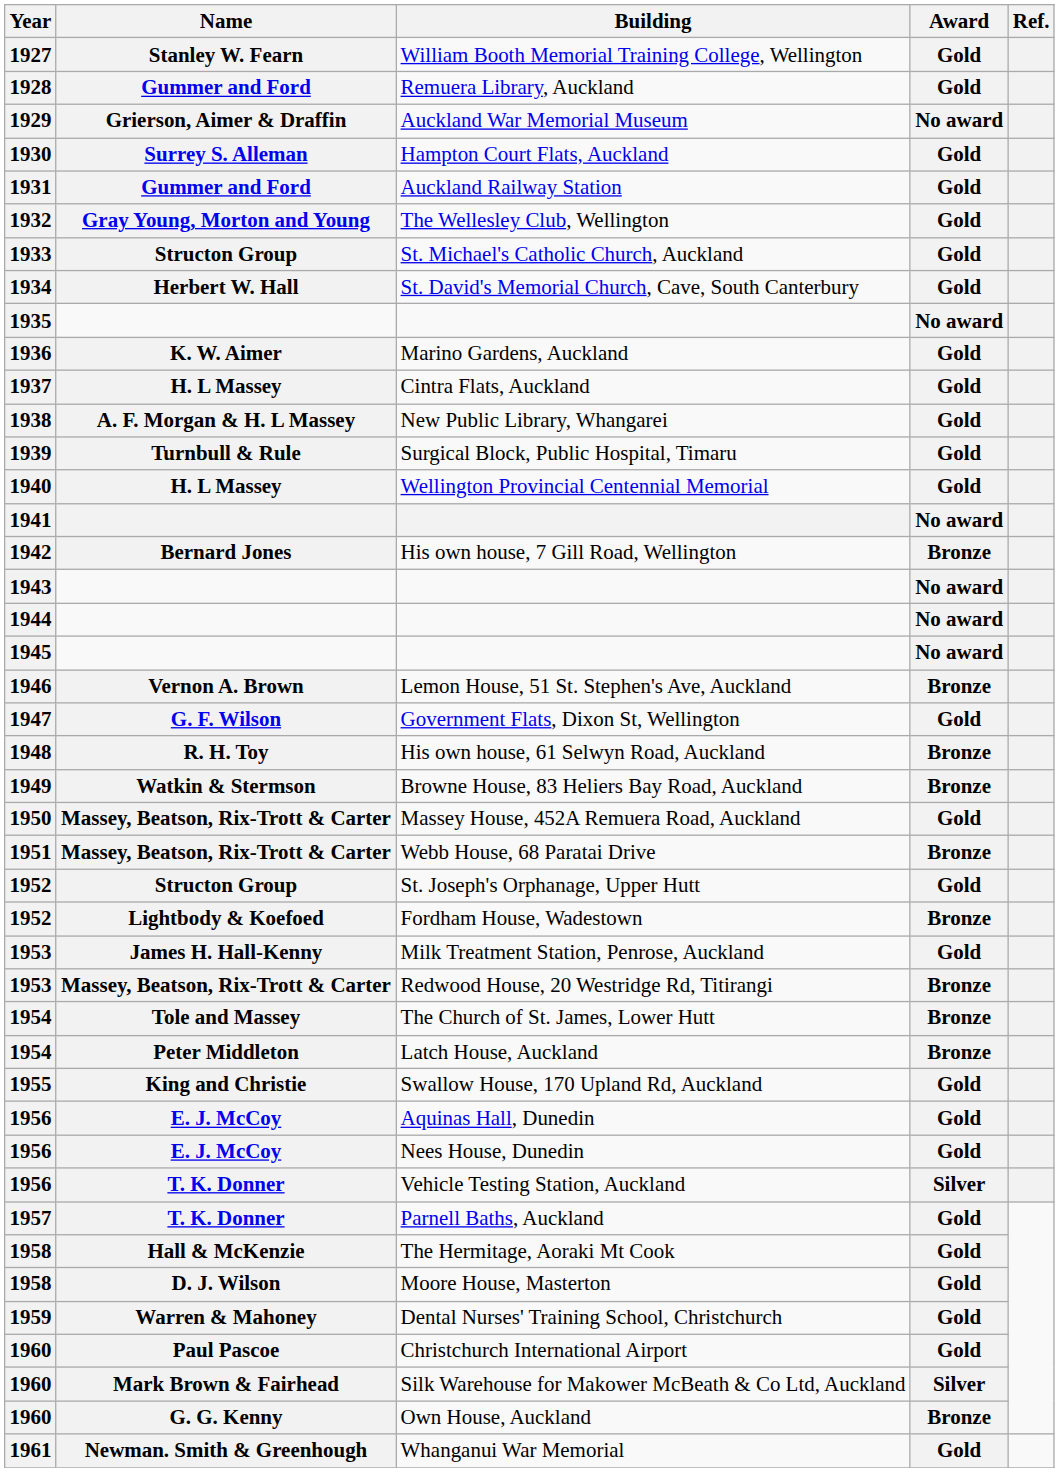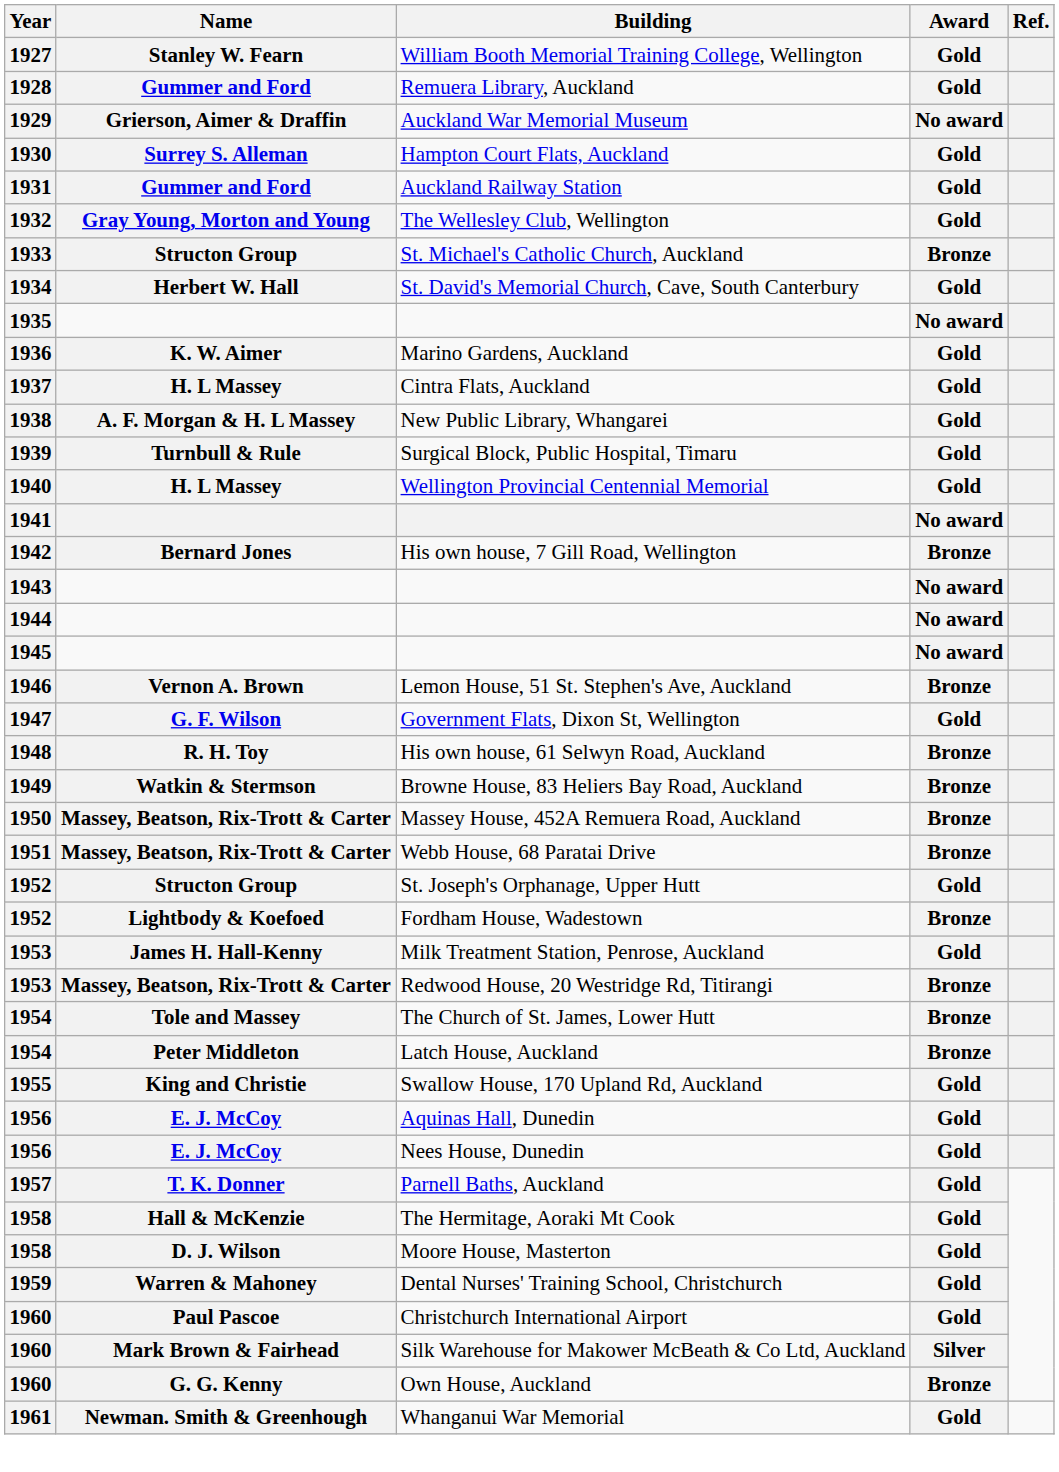(959, 253) Gold -> (959, 253) Bronze
(959, 818) Gold -> (959, 818) Bronze
- row: (30, 1184)
